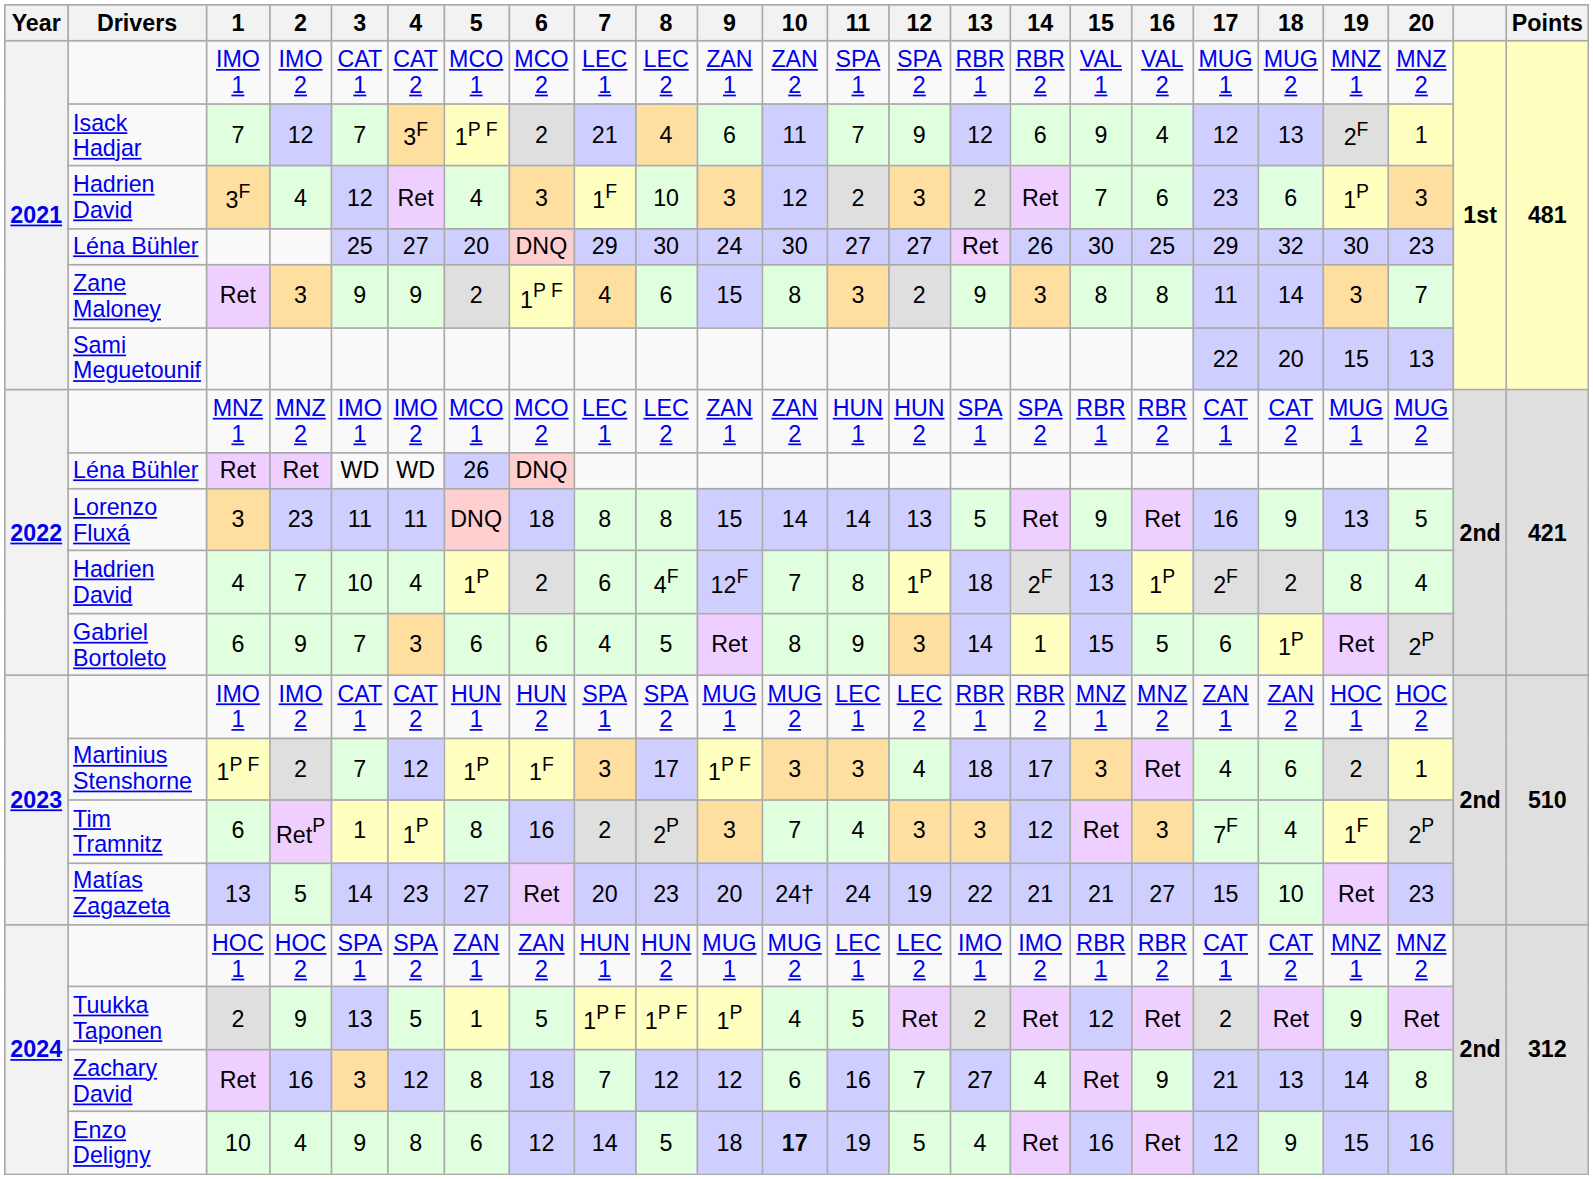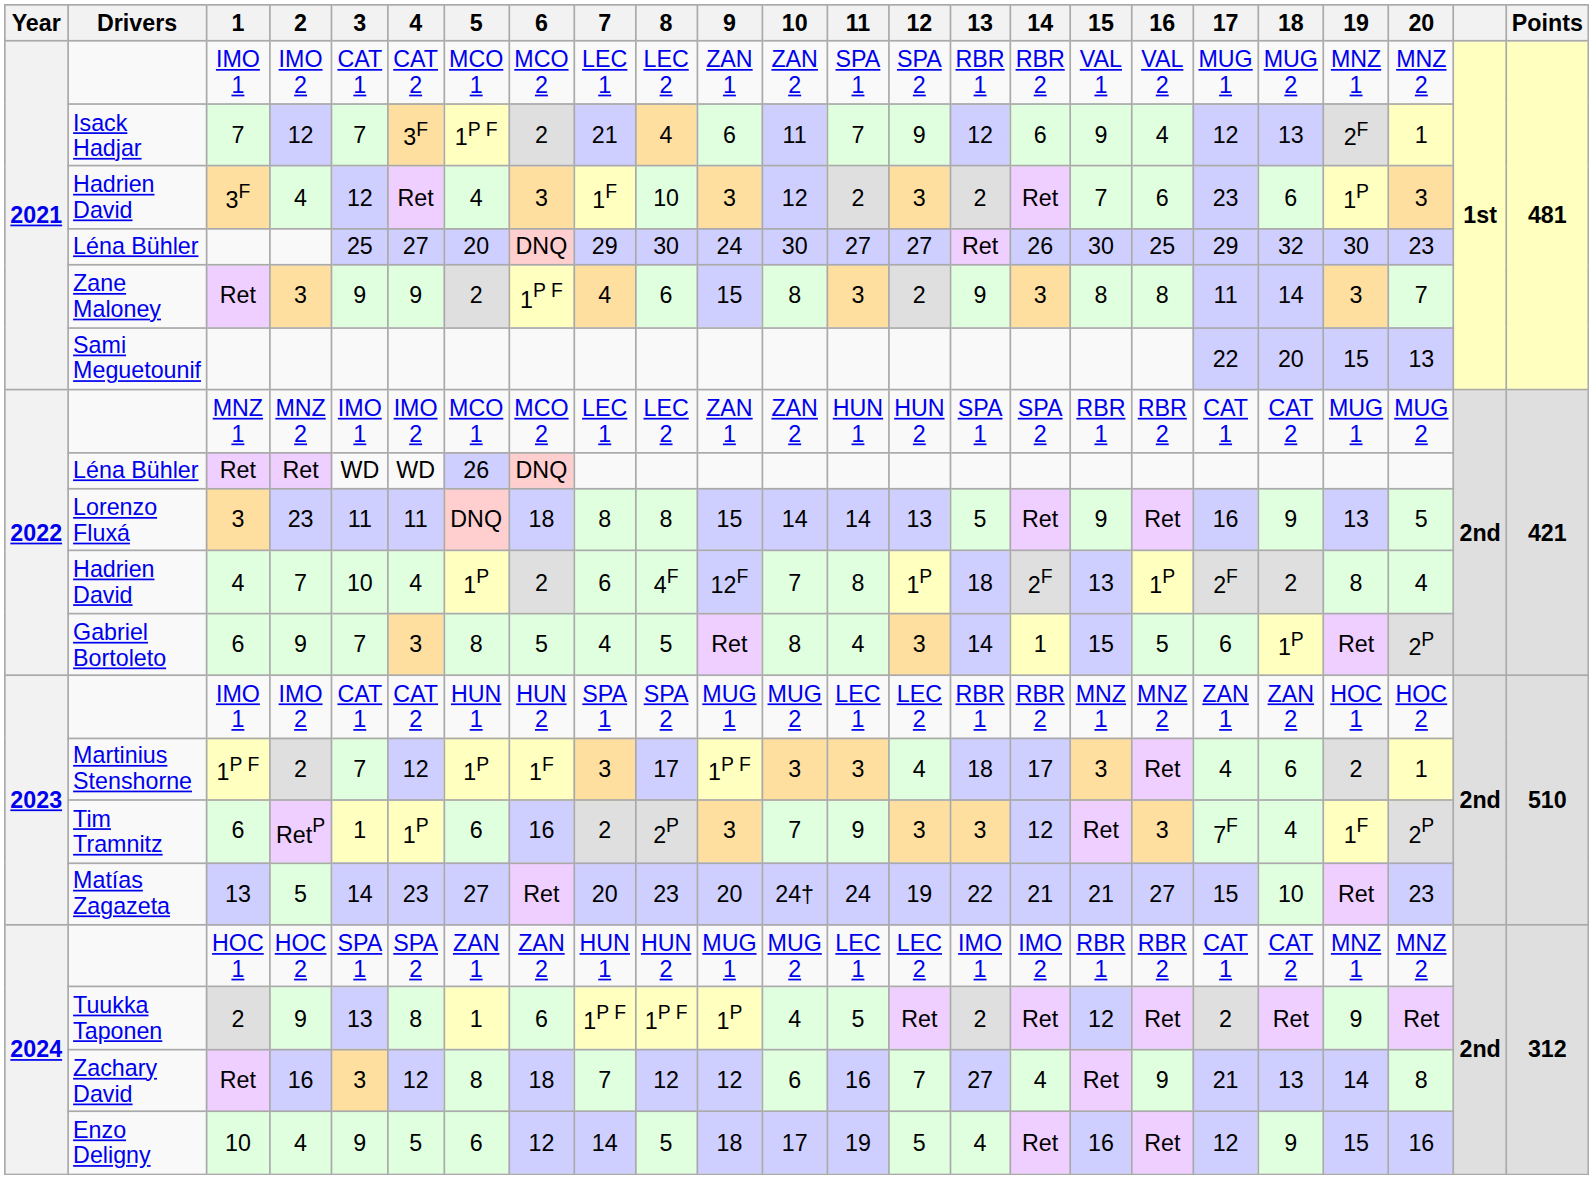(476, 644) 6 -> (476, 644) 8
(541, 644) 6 -> (541, 644) 5
(858, 644) 9 -> (858, 644) 4
(476, 831) 8 -> (476, 831) 6
(858, 831) 4 -> (858, 831) 9
(416, 1018) 5 -> (416, 1018) 8
(541, 1018) 5 -> (541, 1018) 6
(416, 1143) 8 -> (416, 1143) 5
(795, 1143) bold -> (795, 1143) normal
